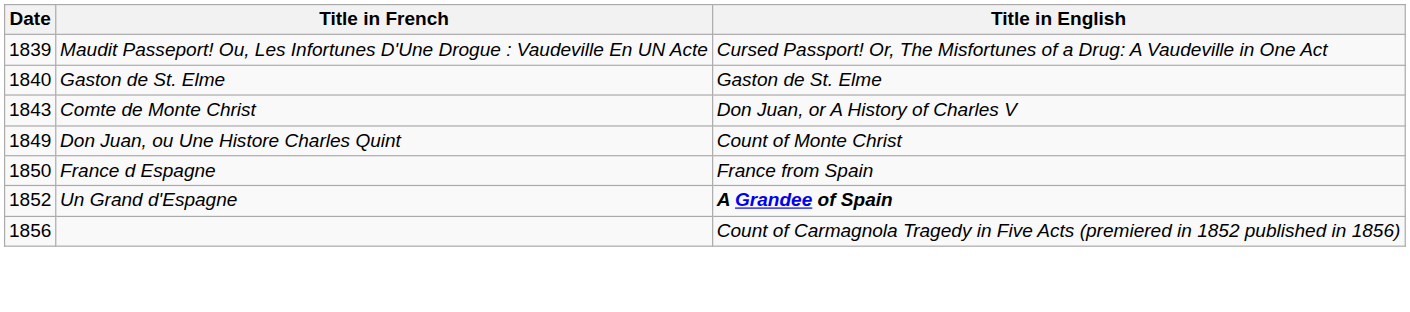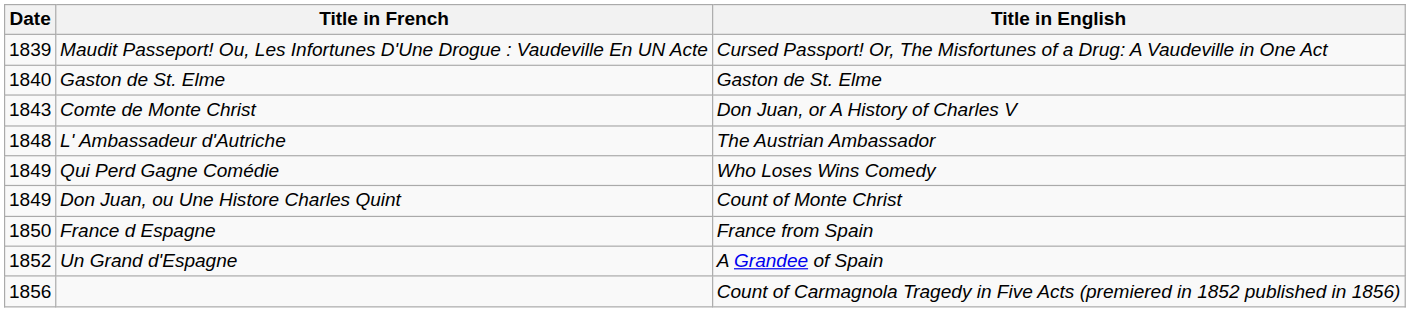+ row: (173, 140)
+ row: (170, 170)
(805, 200) bold -> (800, 261) normal
